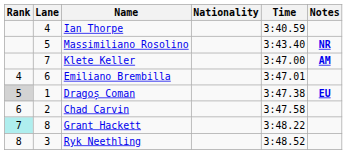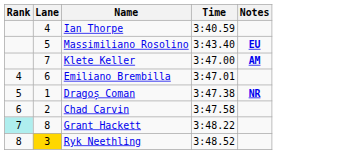- column: (226, 12)
(325, 45) NR -> (255, 45) EU
(19, 93) lightgrey background -> (19, 93) no background
(325, 93) EU -> (255, 93) NR
(47, 141) no background -> (47, 141) gold background
